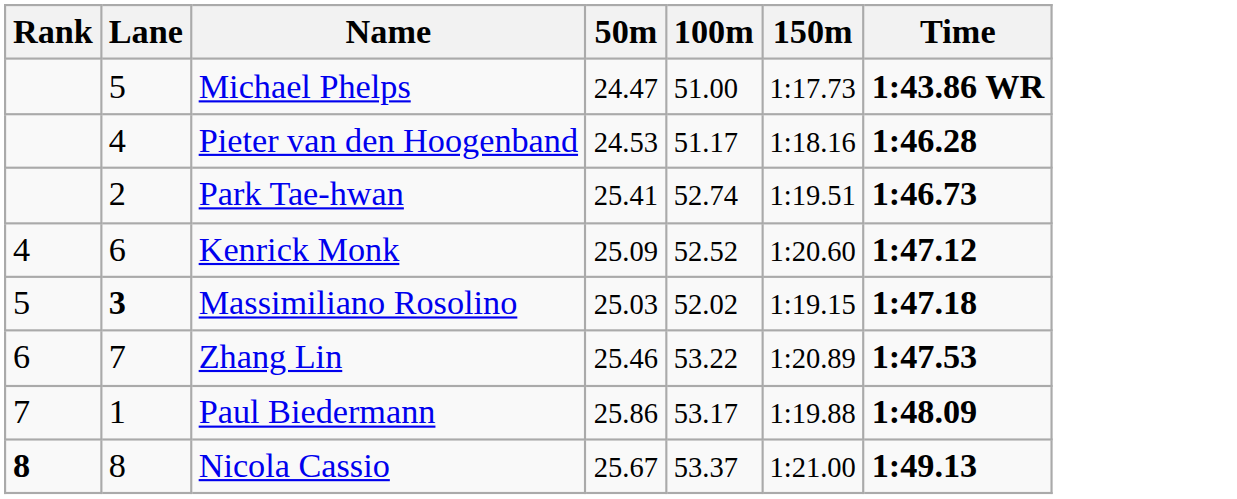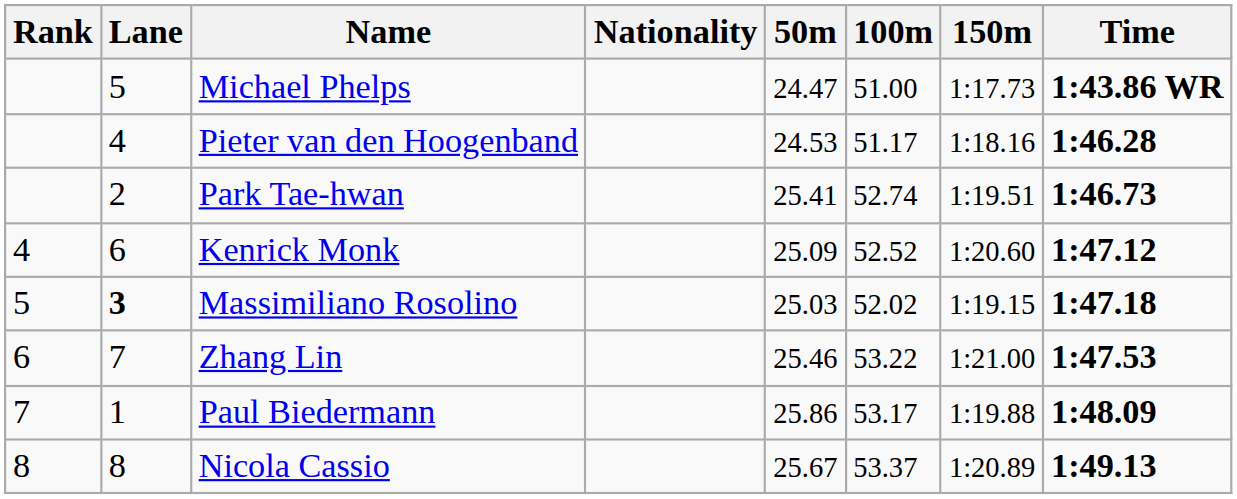+ column: (676, 31)
(813, 359) 1:20.89 -> (992, 359) 1:21.00
(22, 466) bold -> (22, 466) normal
(813, 468) 1:21.00 -> (992, 468) 1:20.89
